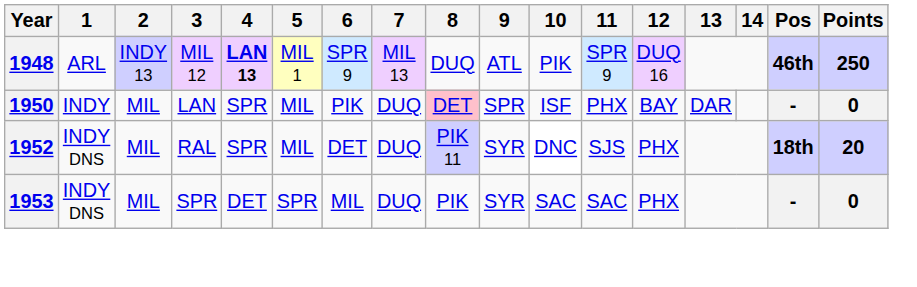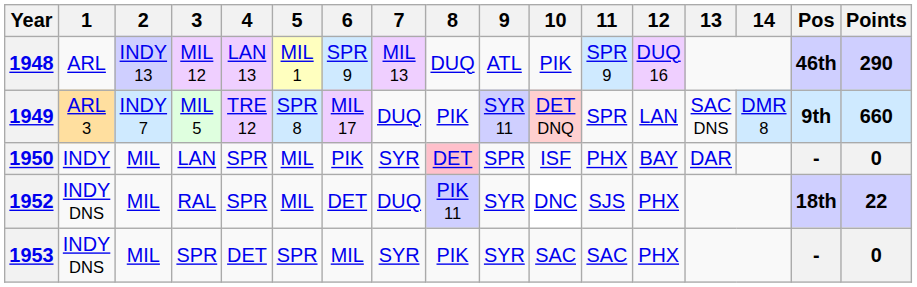(247, 63) bold -> (247, 63) normal
(853, 63) 250 -> (876, 63) 290
+ row: (31, 117)
(399, 106) DUQ -> (399, 159) SYR
(853, 148) 20 -> (876, 202) 22
(399, 202) DUQ -> (399, 255) SYR
